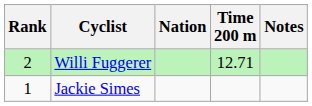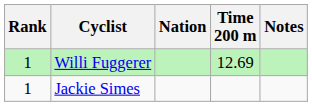(28, 62) 2 -> (28, 62) 1
(235, 62) 12.71 -> (235, 62) 12.69
